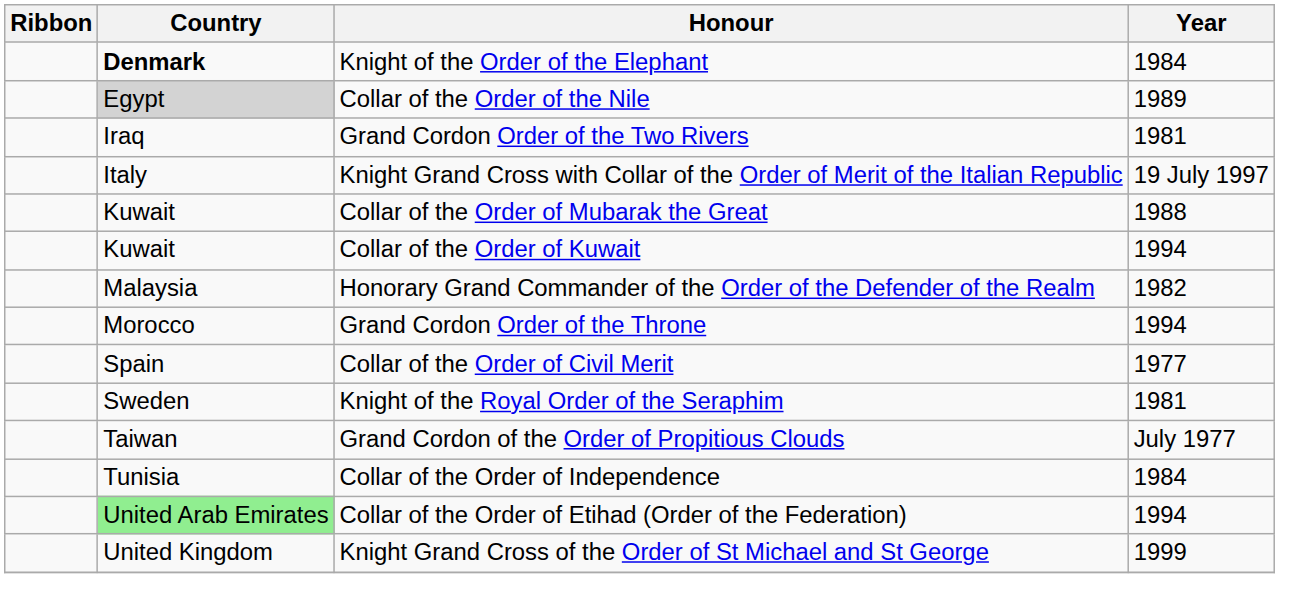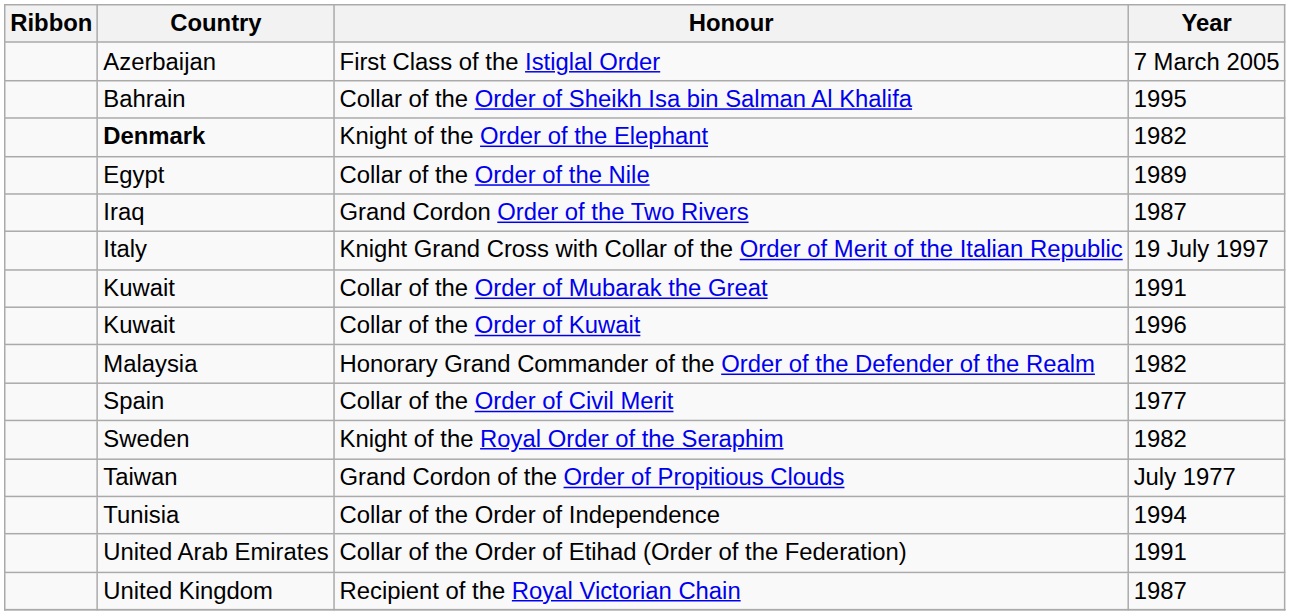+ row: (500, 61)
+ row: (626, 99)
(1160, 61) 1984 -> (1160, 136) 1982
(134, 99) lightgrey background -> (134, 174) no background
(1160, 136) 1981 -> (1160, 212) 1987
(1160, 212) 1988 -> (1160, 288) 1991
(1160, 250) 1994 -> (1160, 325) 1996
- row: (523, 325)
(1160, 401) 1981 -> (1160, 439) 1982
(1160, 477) 1984 -> (1160, 514) 1994
(216, 514) lightgreen background -> (216, 552) no background
(1160, 514) 1994 -> (1160, 552) 1991
+ row: (540, 590)
- row: (664, 552)
